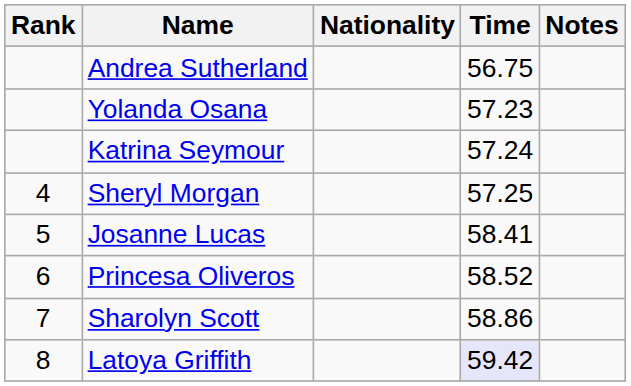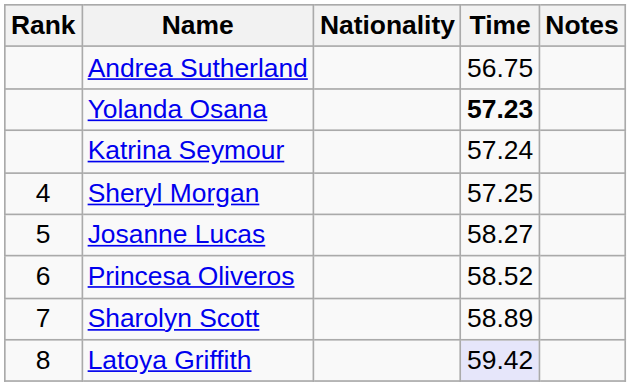(500, 109) normal -> (500, 109) bold
(500, 234) 58.41 -> (500, 234) 58.27
(500, 318) 58.86 -> (500, 318) 58.89
